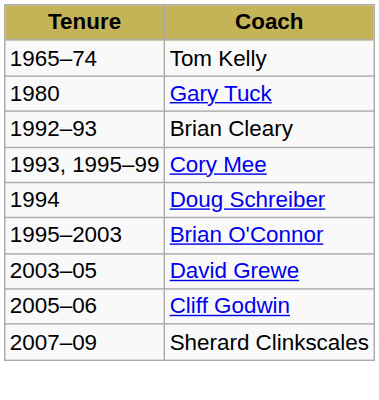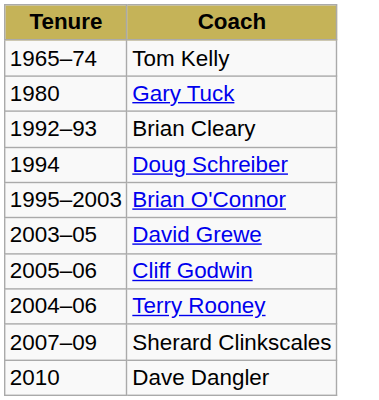- row: (218, 164)
+ row: (199, 306)
+ row: (201, 377)
